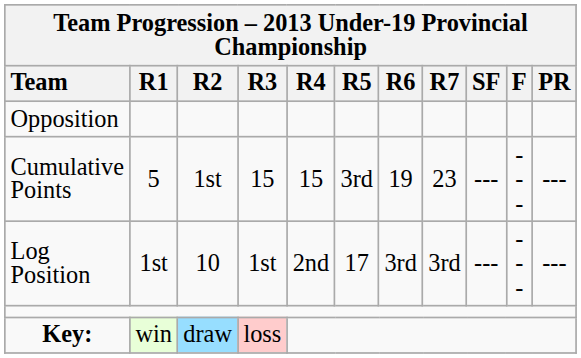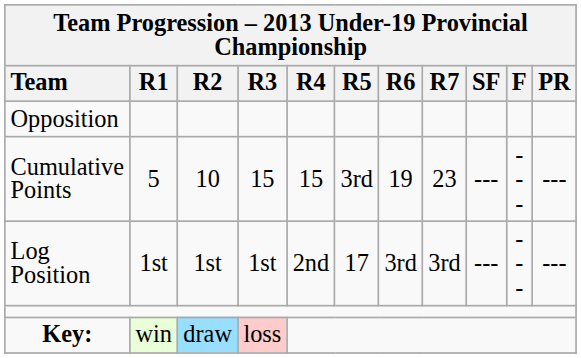(208, 179) 1st -> (208, 179) 10
(208, 263) 10 -> (208, 263) 1st
